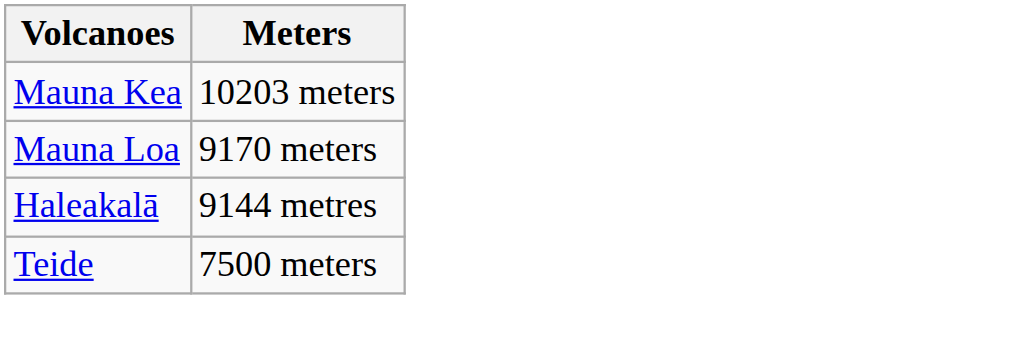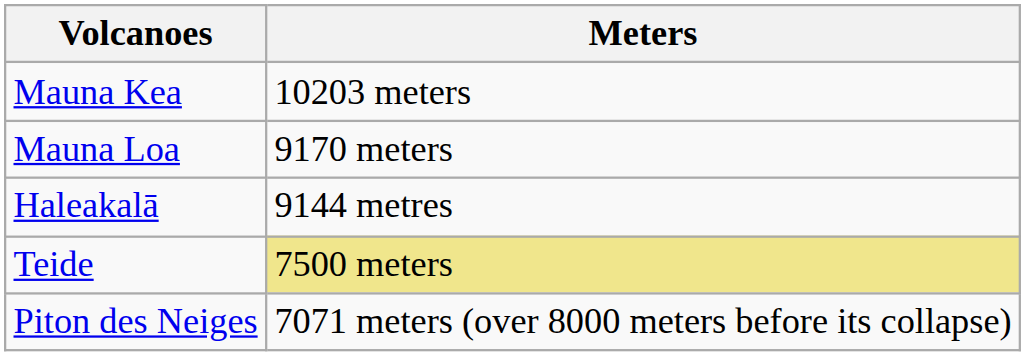(288, 263) no background -> (364, 263) khaki background
+ row: (136, 321)
